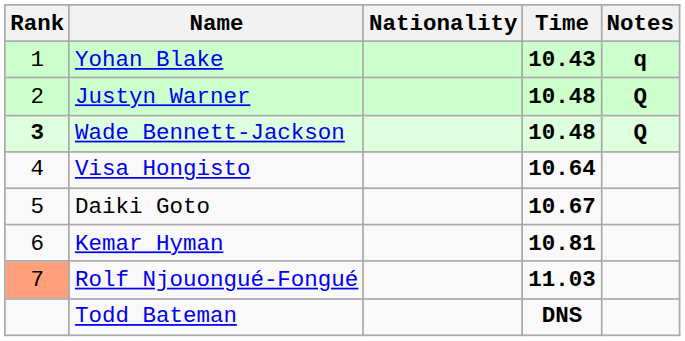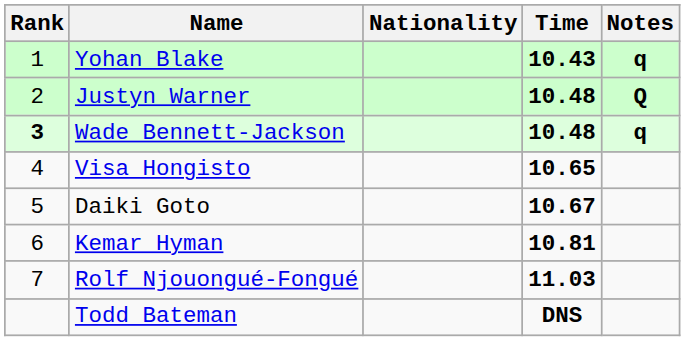(640, 133) Q -> (640, 133) q
(562, 170) 10.64 -> (562, 170) 10.65
(37, 280) lightsalmon background -> (37, 280) no background
